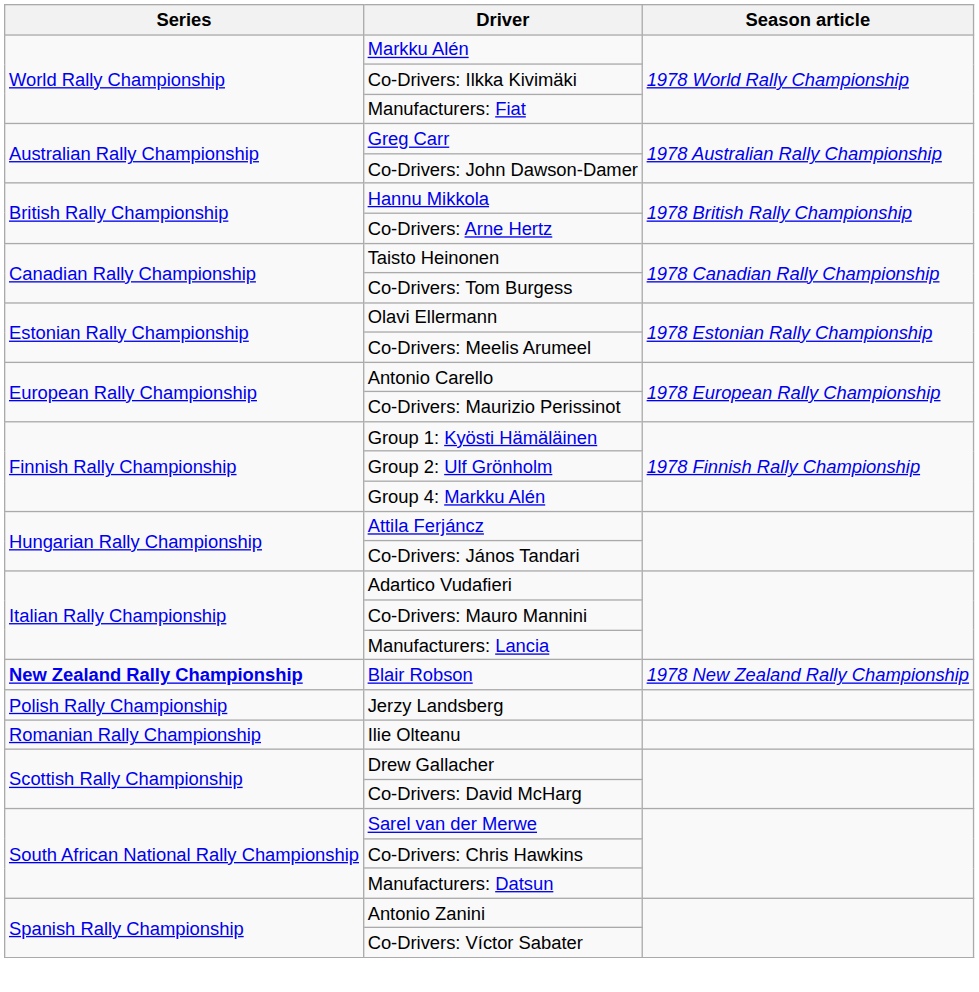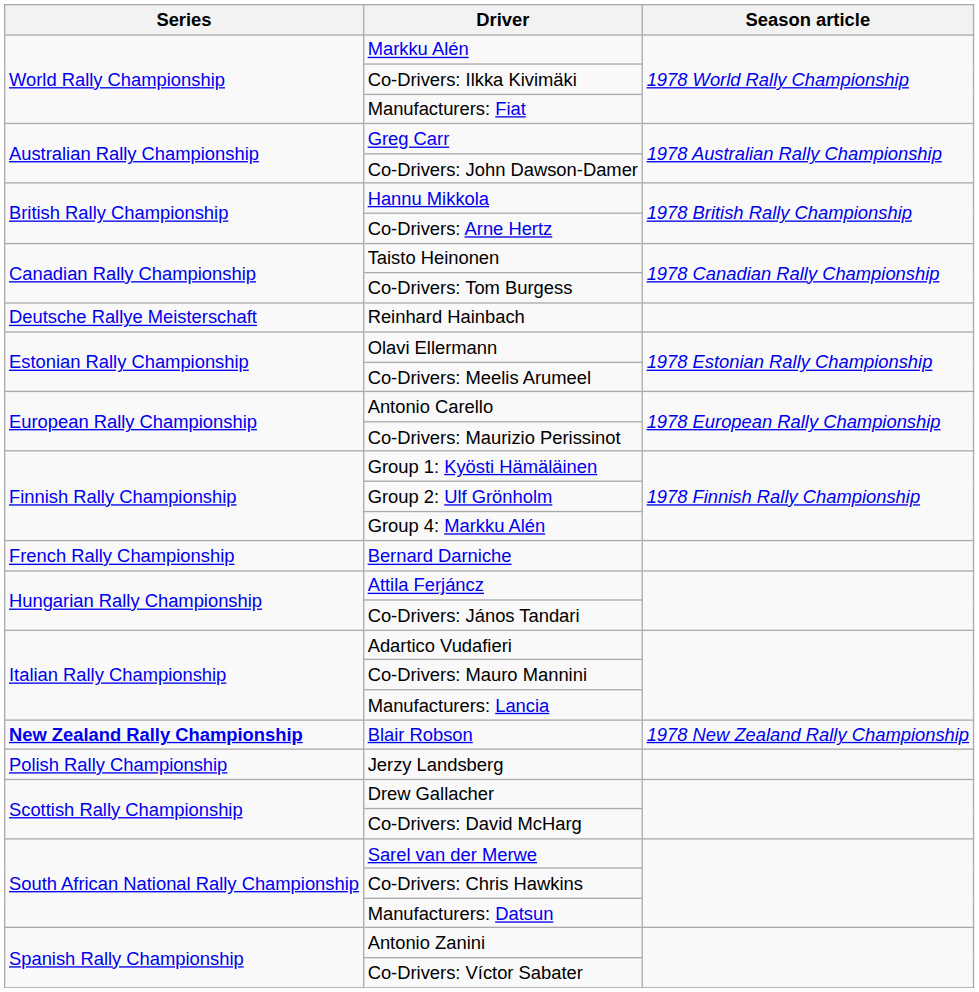+ row: (446, 317)
+ row: (440, 556)
- row: (414, 734)
